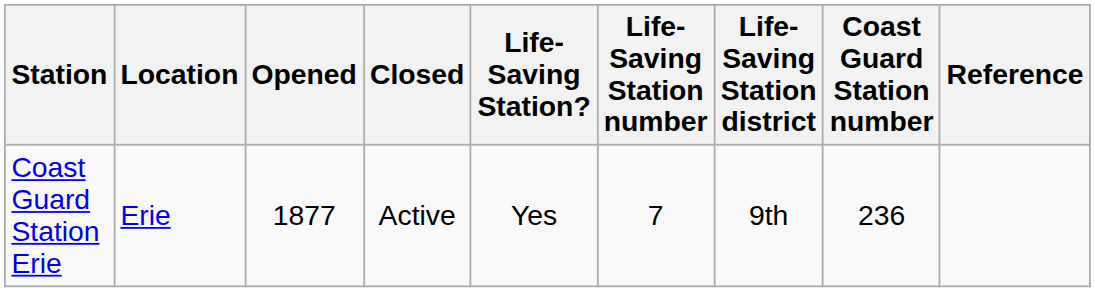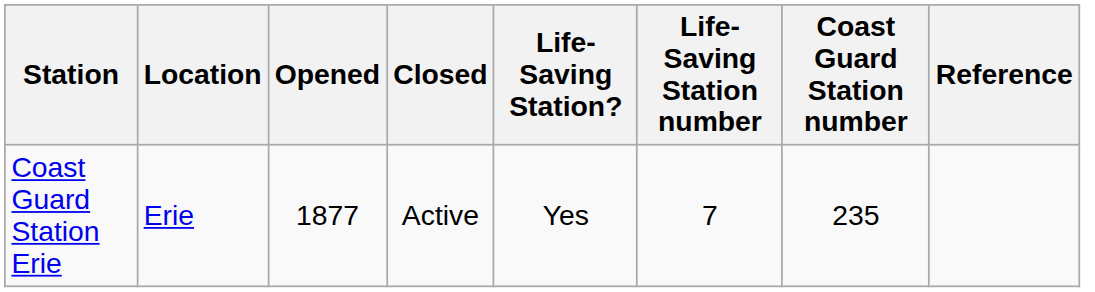- column: (769, 74)
(882, 215) 236 -> (856, 215) 235
